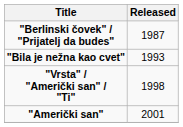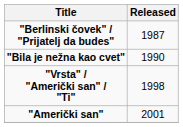(153, 58) 1993 -> (153, 58) 1990
